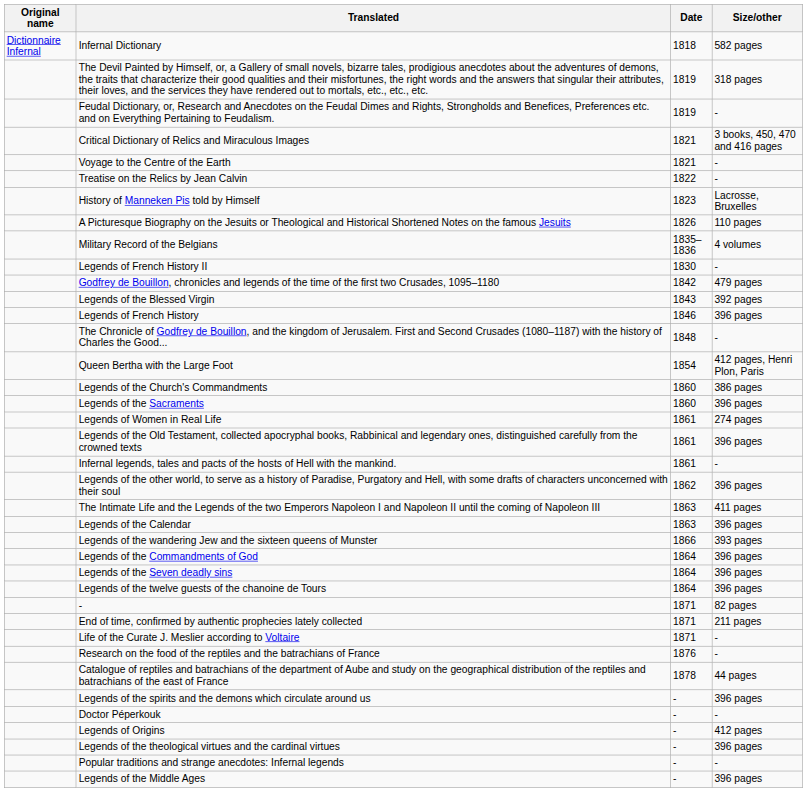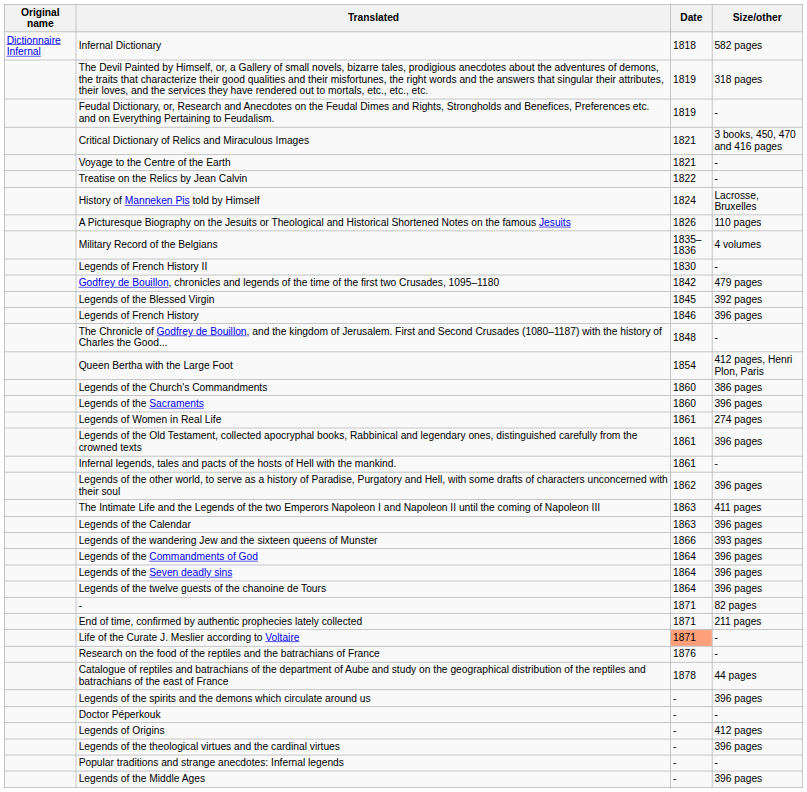(684, 201) 1823 -> (684, 201) 1824
(684, 299) 1843 -> (684, 299) 1845
(684, 638) no background -> (684, 638) lightsalmon background
